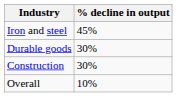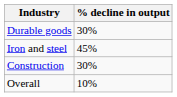rows swapped: (39, 48) <-> (37, 30)
